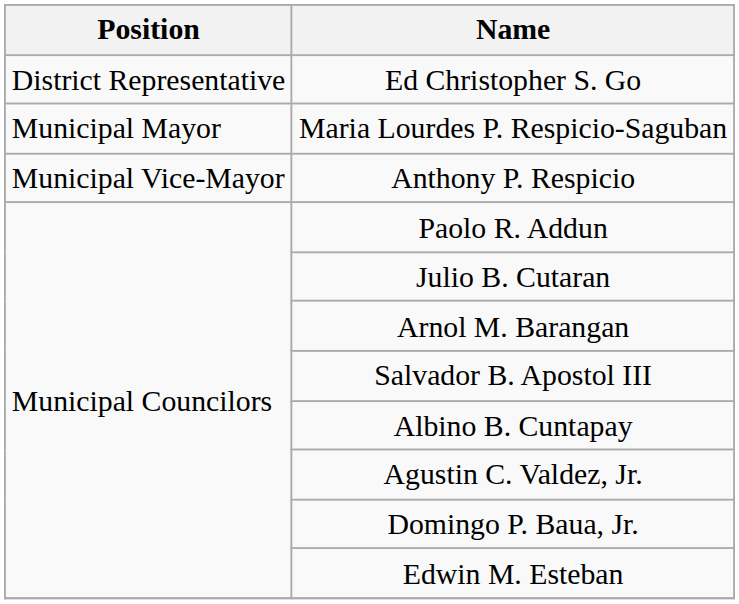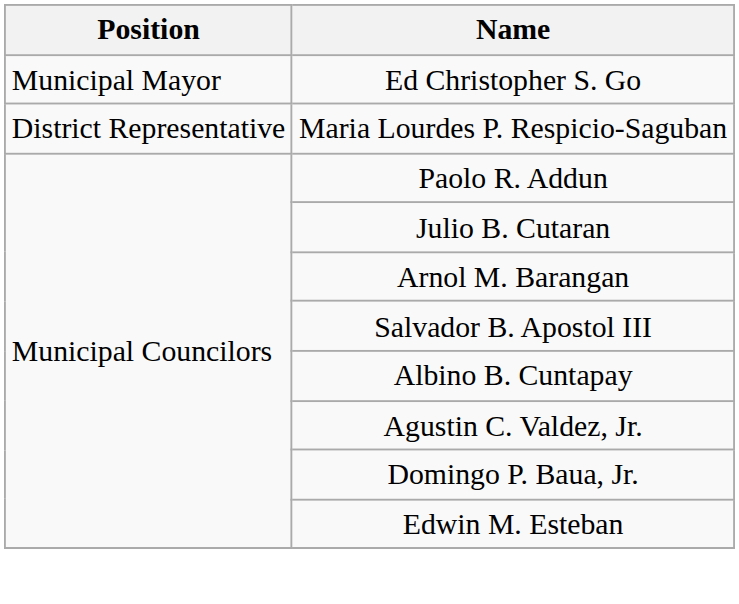(149, 79) District Representative -> (116, 79) Municipal Mayor
(116, 128) Municipal Mayor -> (149, 128) District Representative
- row: (513, 178)
